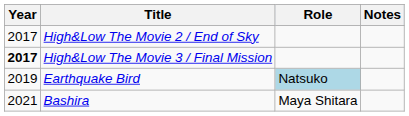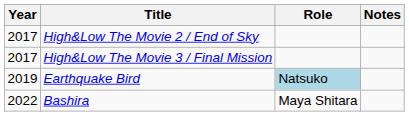(22, 57) bold -> (22, 57) normal
(22, 100) 2021 -> (22, 100) 2022
